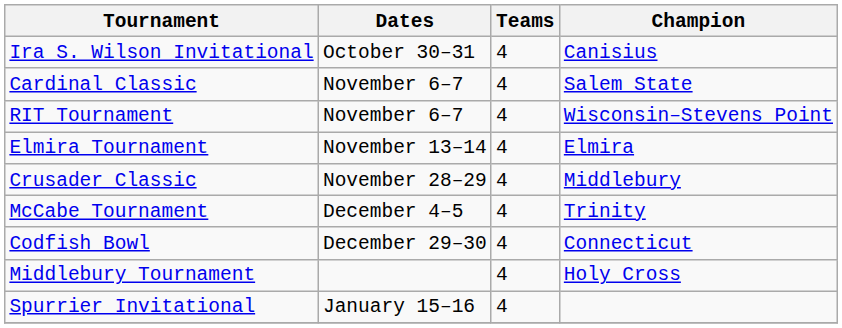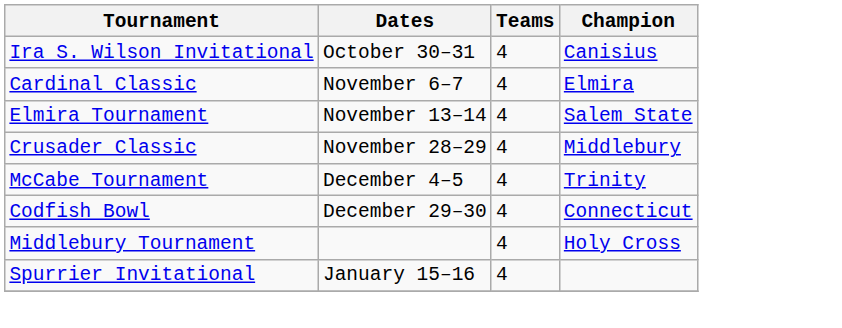(628, 84) Salem State -> (599, 84) Elmira
- row: (91, 116)
(599, 148) Elmira -> (628, 116) Salem State
